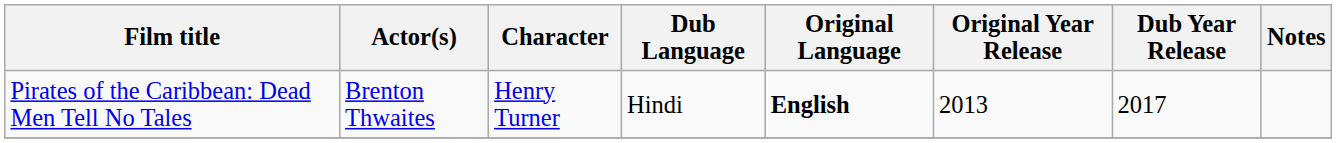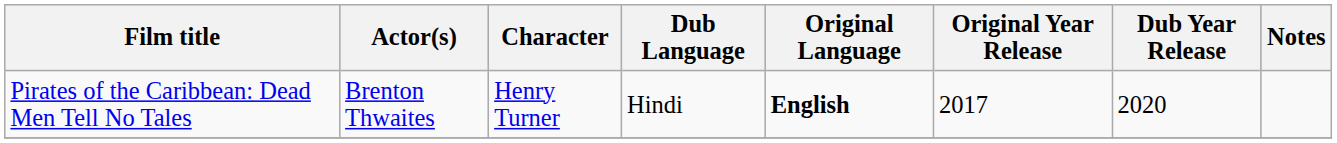(964, 104) 2013 -> (964, 104) 2017
(1142, 104) 2017 -> (1142, 104) 2020
